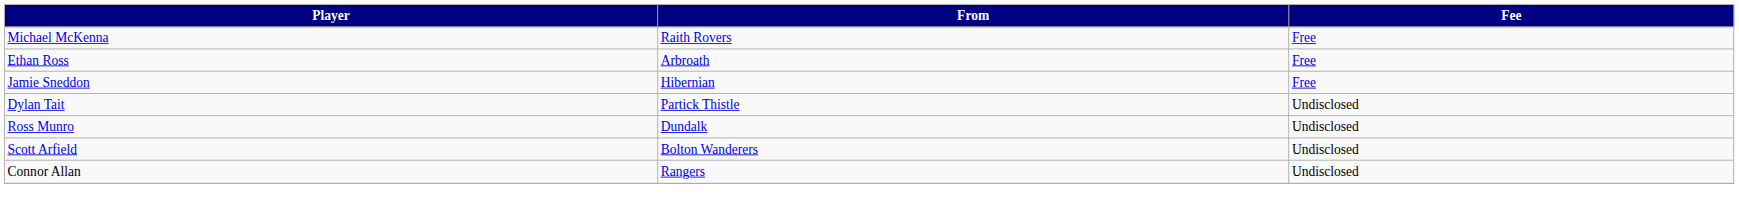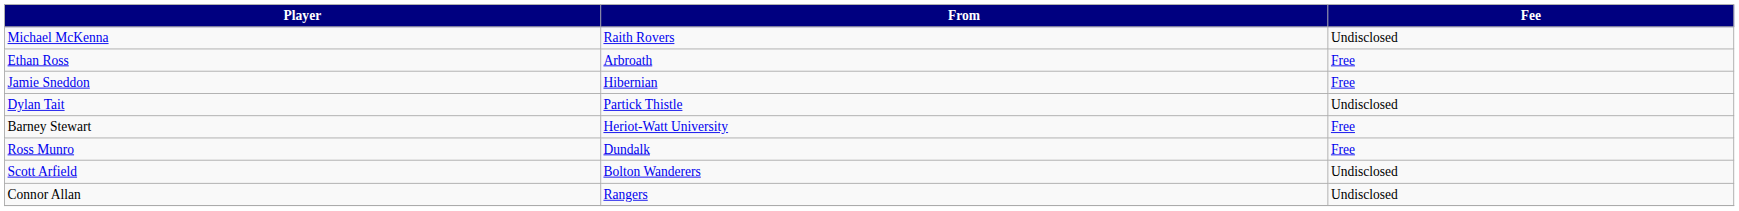(1304, 38) Free -> (1364, 38) Undisclosed
+ row: (49, 127)
(1325, 127) Undisclosed -> (1343, 149) Free
